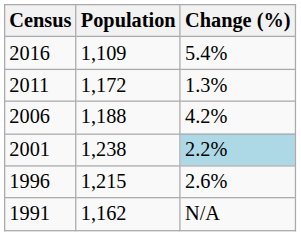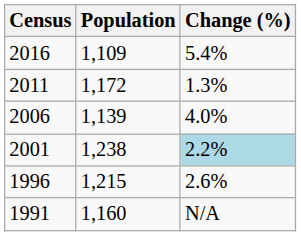(104, 117) 1,188 -> (104, 117) 1,139
(206, 117) 4.2% -> (206, 117) 4.0%
(104, 213) 1,162 -> (104, 213) 1,160
